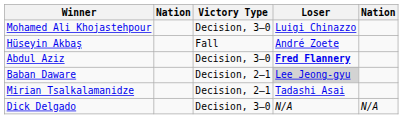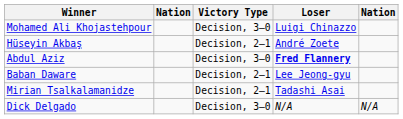(207, 44) Fall -> (233, 44) Decision, 2–1
(313, 75) lightgrey background -> (313, 75) no background
